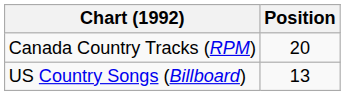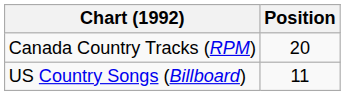(300, 76) 13 -> (300, 76) 11
